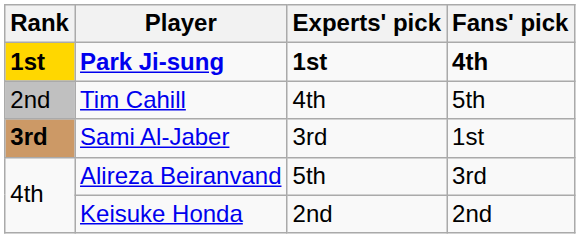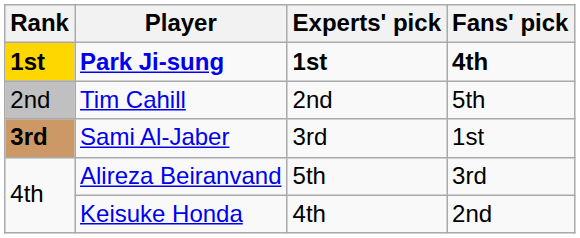(309, 99) 4th -> (313, 99) 2nd
(313, 213) 2nd -> (309, 213) 4th
